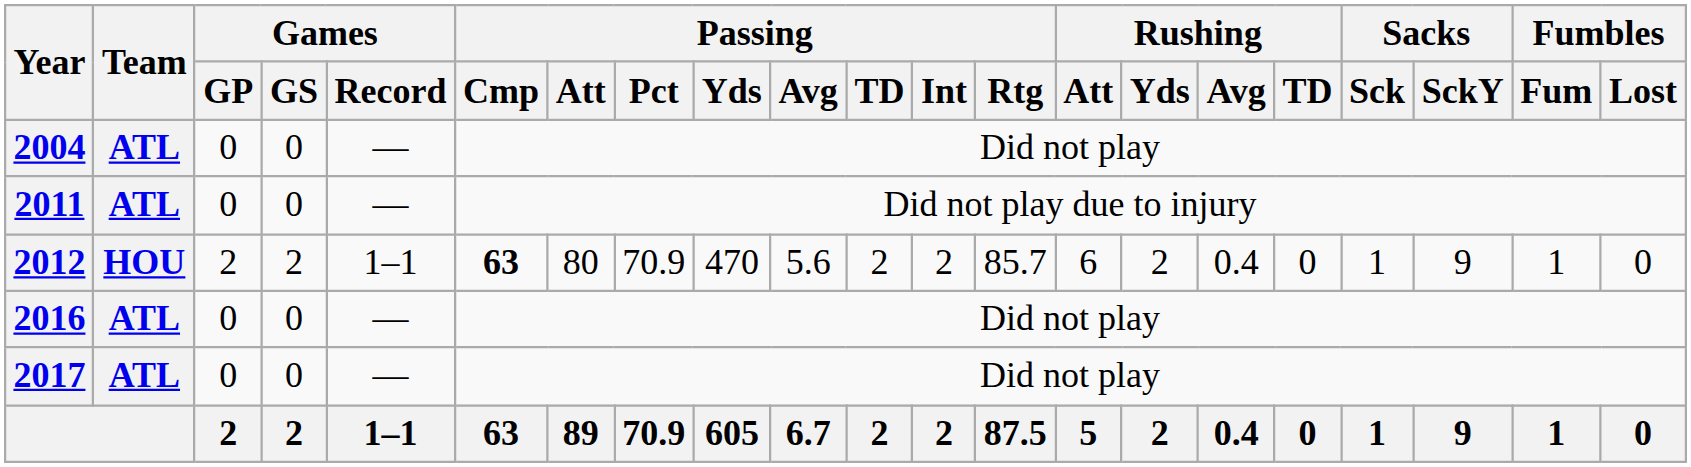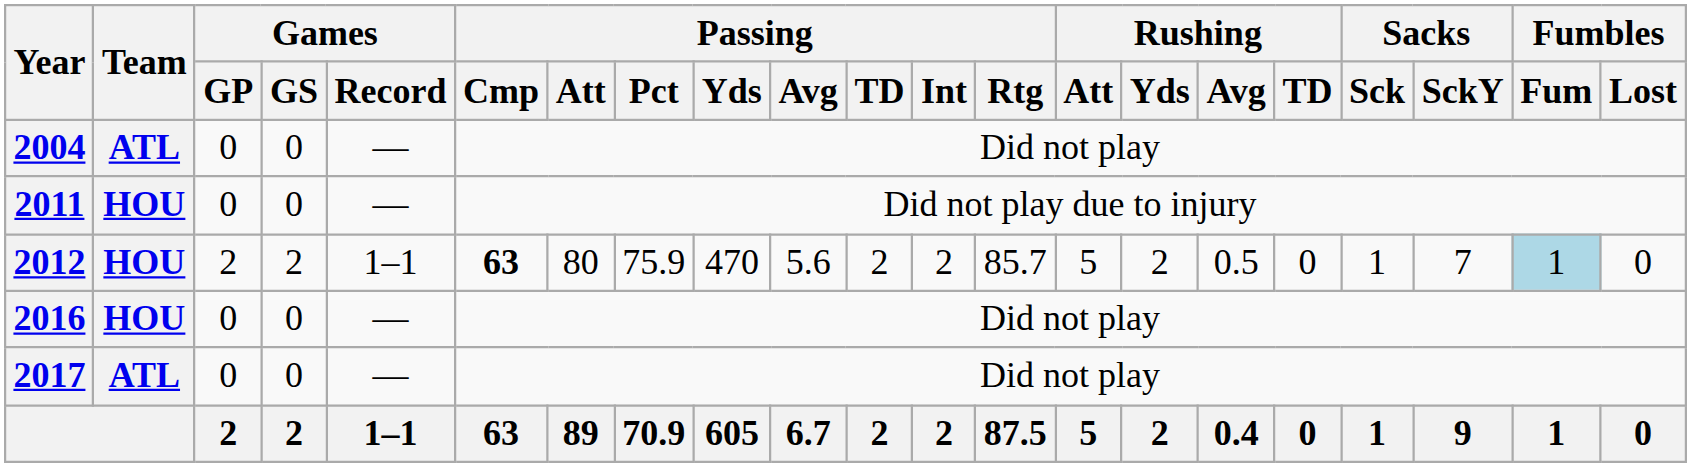(144, 204) ATL -> (144, 204) HOU
(654, 261) 70.9 -> (654, 261) 75.9
(1088, 261) 6 -> (1088, 261) 5
(1236, 261) 0.4 -> (1236, 261) 0.5
(1463, 261) 9 -> (1463, 261) 7
(1556, 261) no background -> (1556, 261) lightblue background
(144, 318) ATL -> (144, 318) HOU
